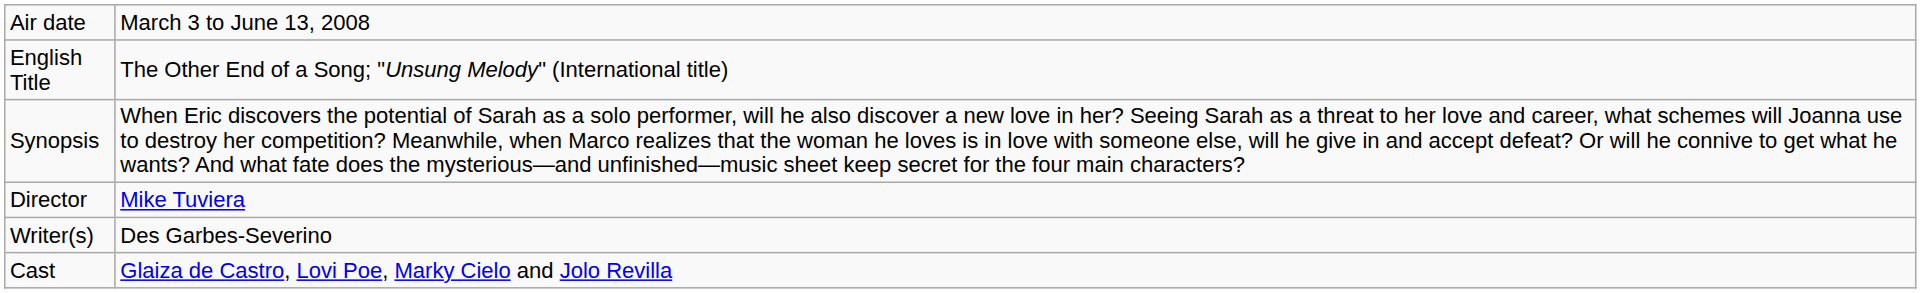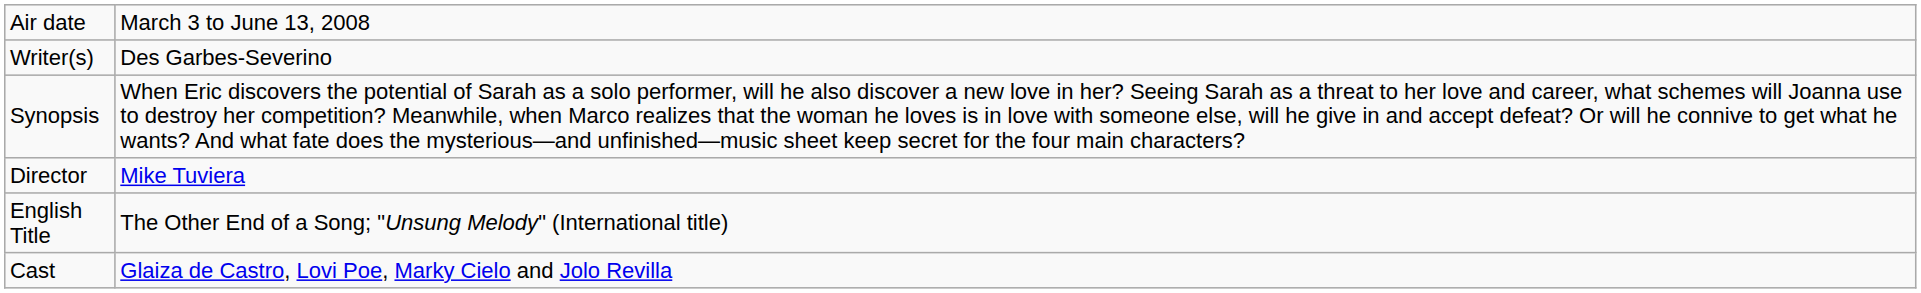rows swapped: (46, 70) <-> (52, 235)
